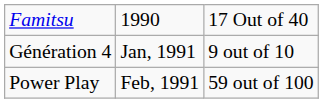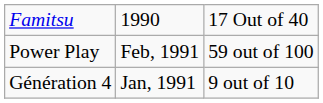rows swapped: (60, 51) <-> (54, 82)
